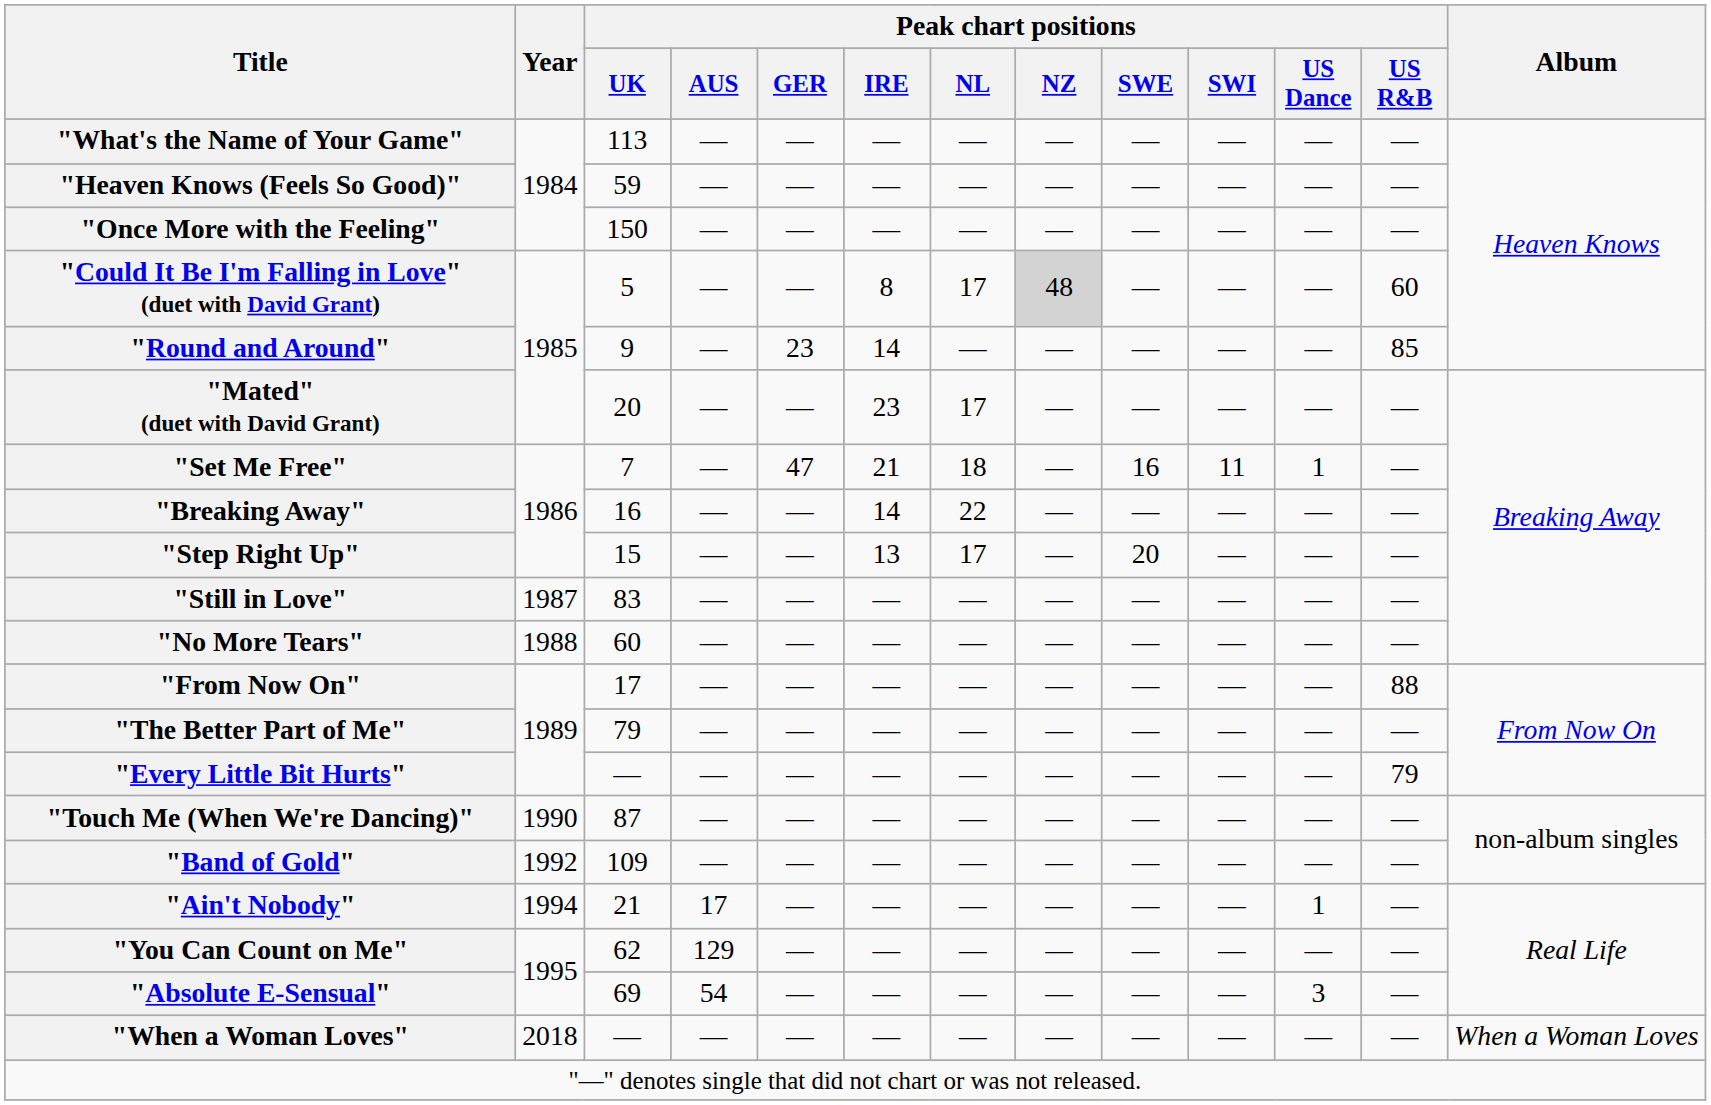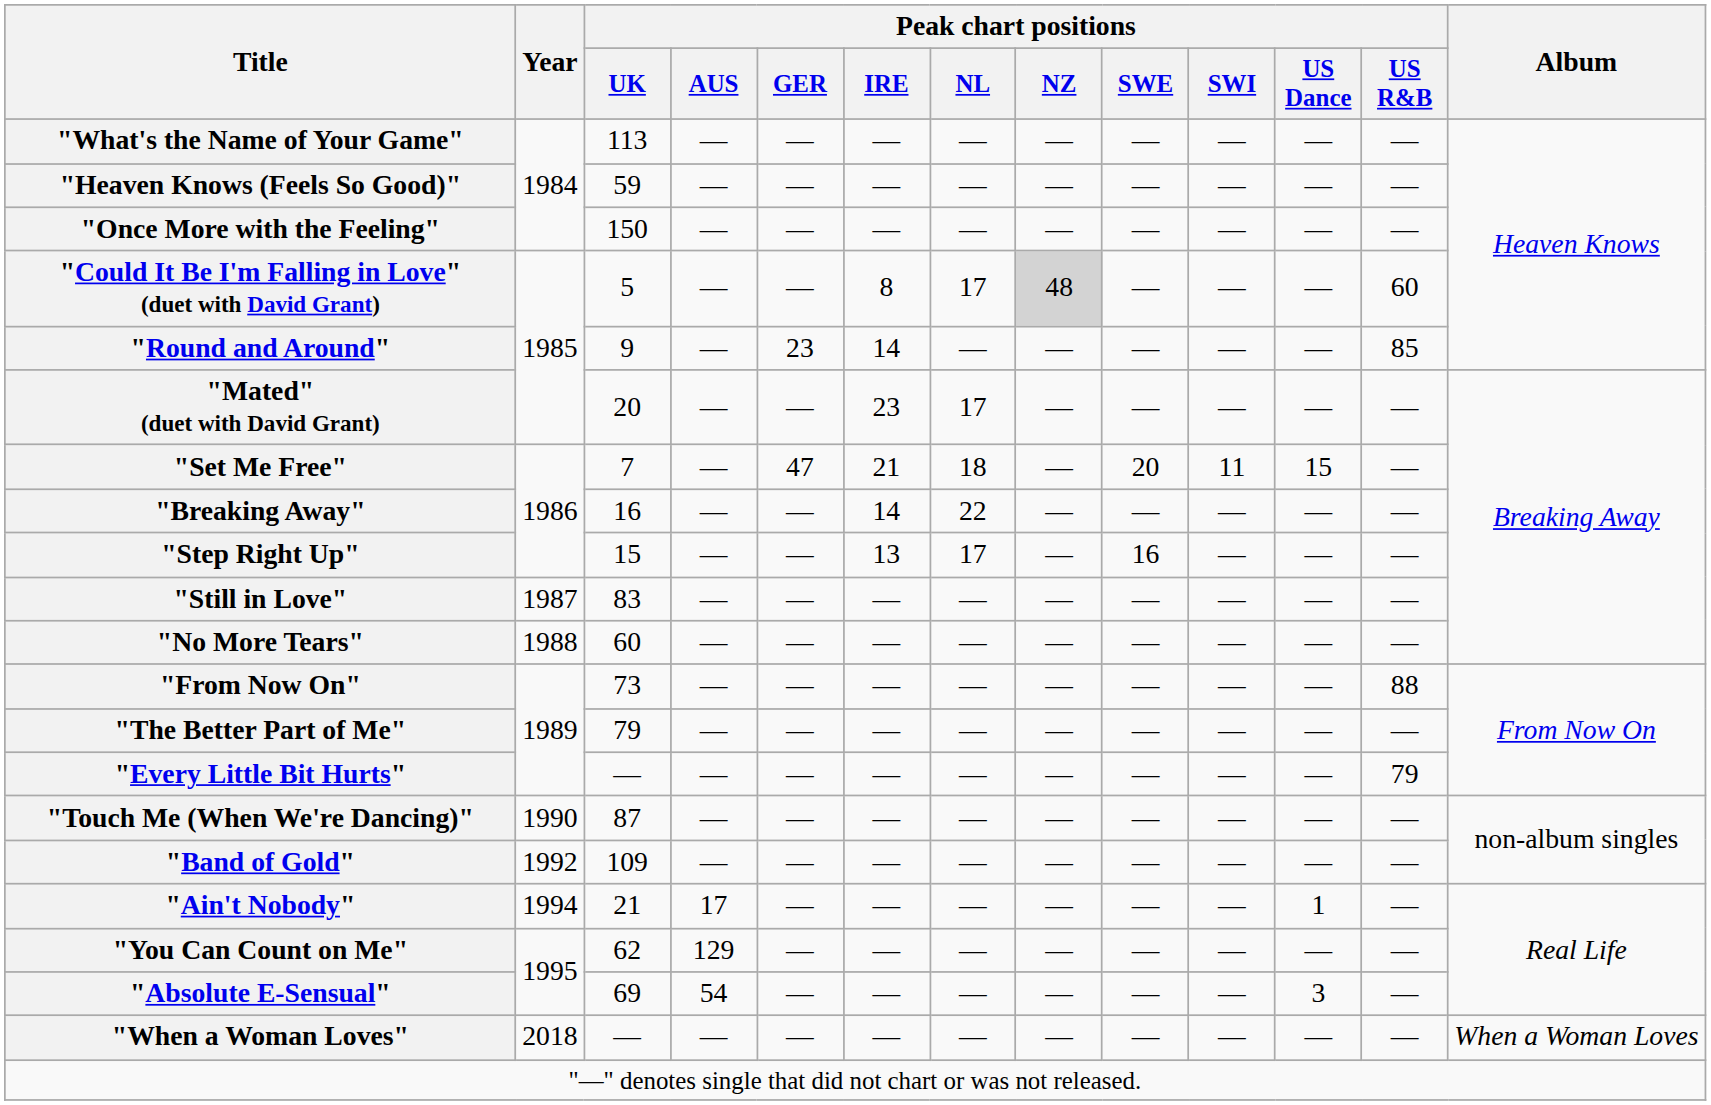(1146, 466) 16 -> (1146, 466) 20
(1318, 466) 1 -> (1318, 466) 15
(1146, 554) 20 -> (1146, 554) 16
(627, 686) 17 -> (627, 686) 73
